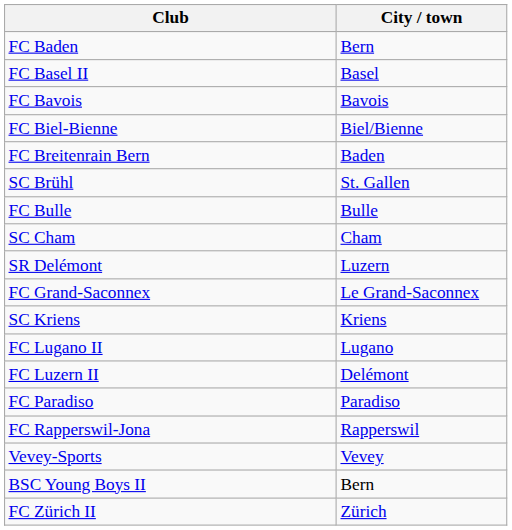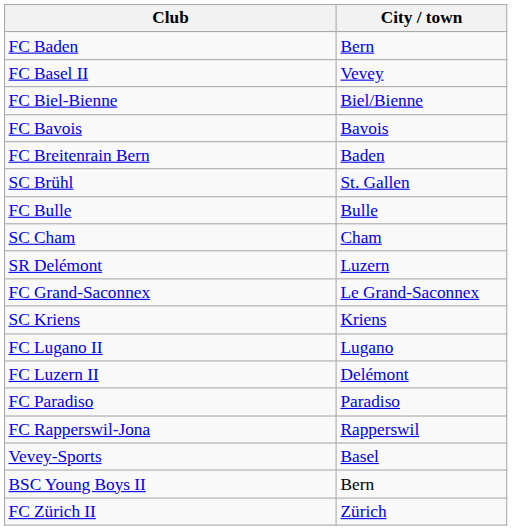(360, 73) Basel -> (362, 73) Vevey
rows swapped: (45, 100) <-> (63, 127)
(362, 456) Vevey -> (360, 456) Basel
